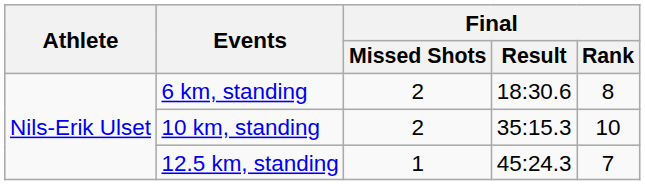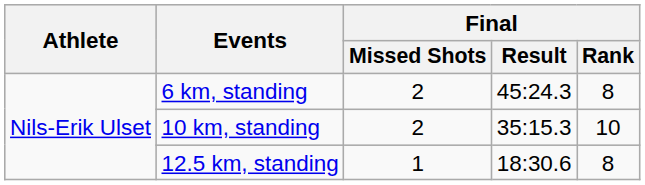(534, 92) 18:30.6 -> (534, 92) 45:24.3
(534, 163) 45:24.3 -> (534, 163) 18:30.6
(608, 163) 7 -> (608, 163) 8
